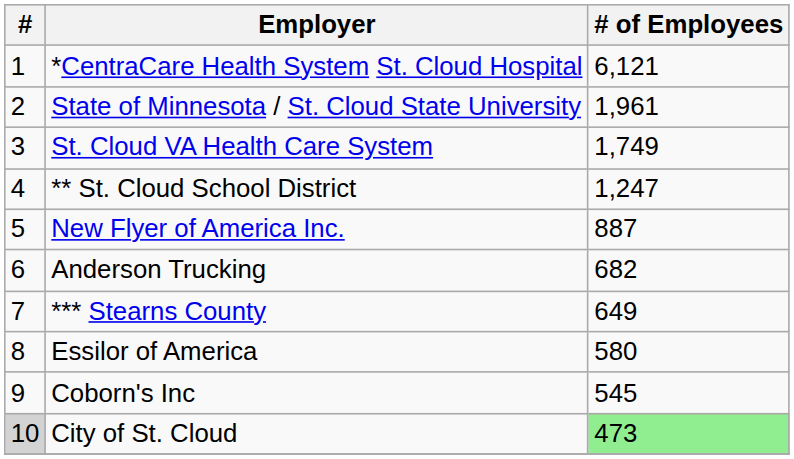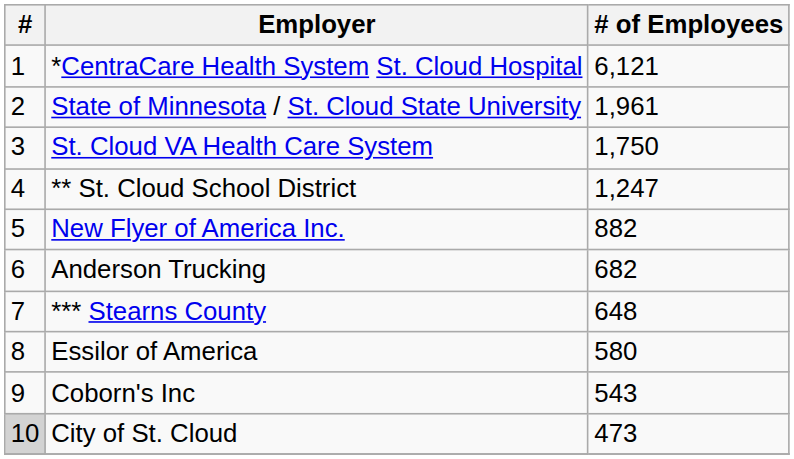(627, 147) 1,749 -> (627, 147) 1,750
(616, 229) 887 -> (616, 229) 882
(616, 310) 649 -> (616, 310) 648
(616, 392) 545 -> (616, 392) 543
(616, 433) lightgreen background -> (616, 433) no background
